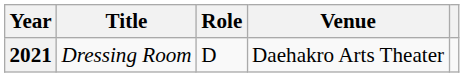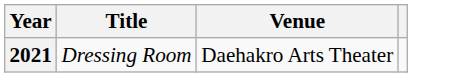- column: (222, 21)
